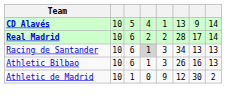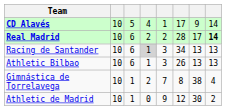(181, 24) 13 -> (181, 24) 17
(213, 37) normal -> (213, 37) bold
(197, 63) 16 -> (197, 63) 13
+ row: (38, 81)
